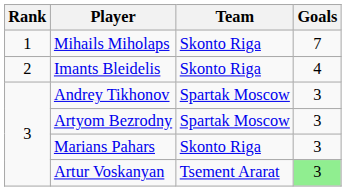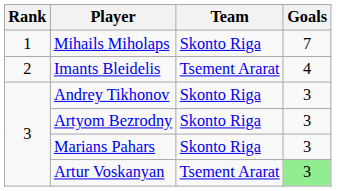(220, 69) Skonto Riga -> (230, 69) Tsement Ararat
(235, 95) Spartak Moscow -> (220, 95) Skonto Riga
(235, 120) Spartak Moscow -> (220, 120) Skonto Riga
